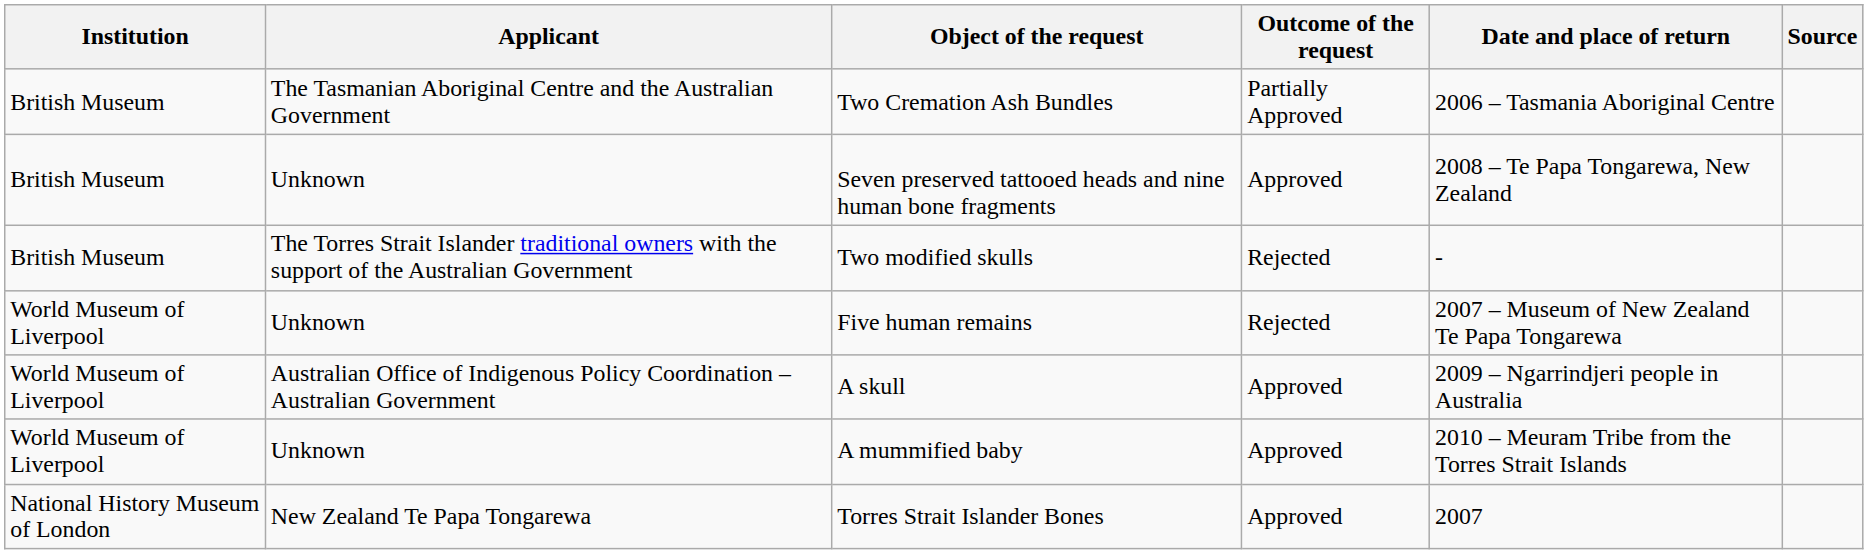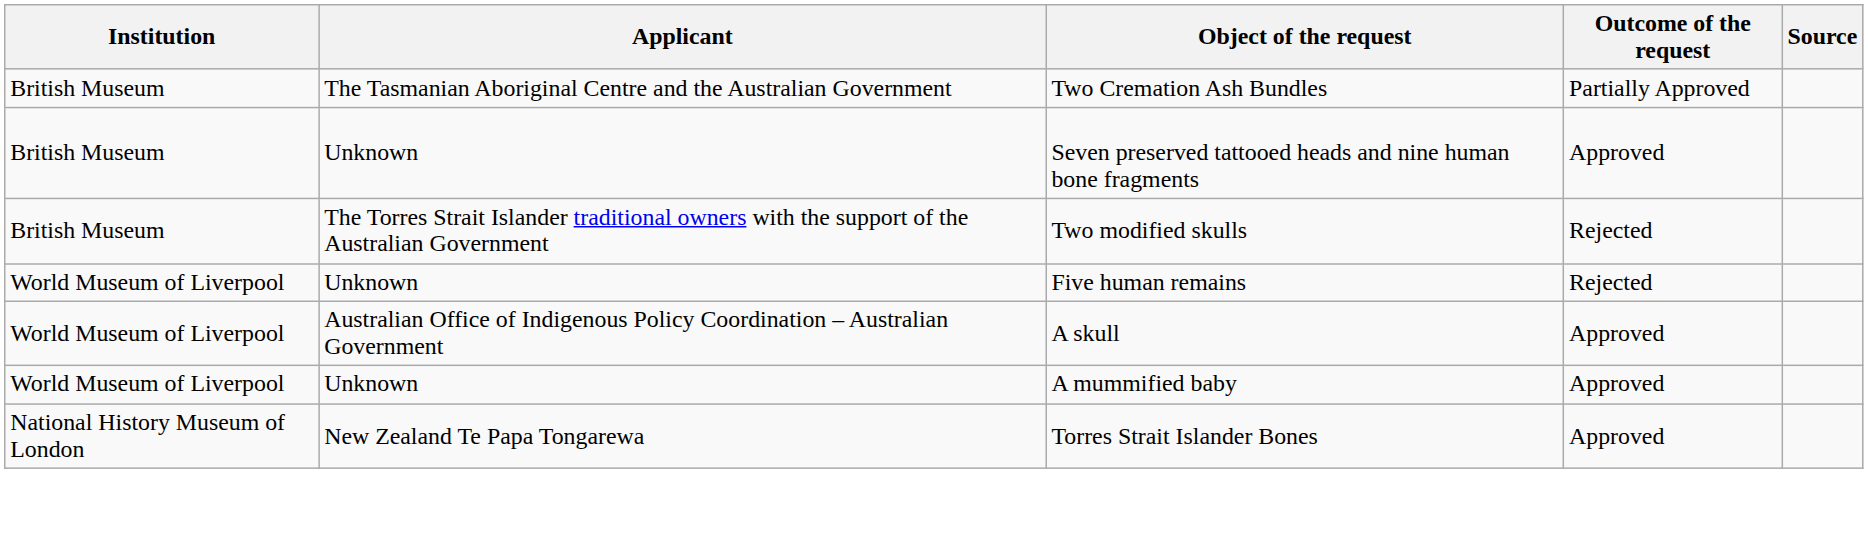- column: (1606, 36)
